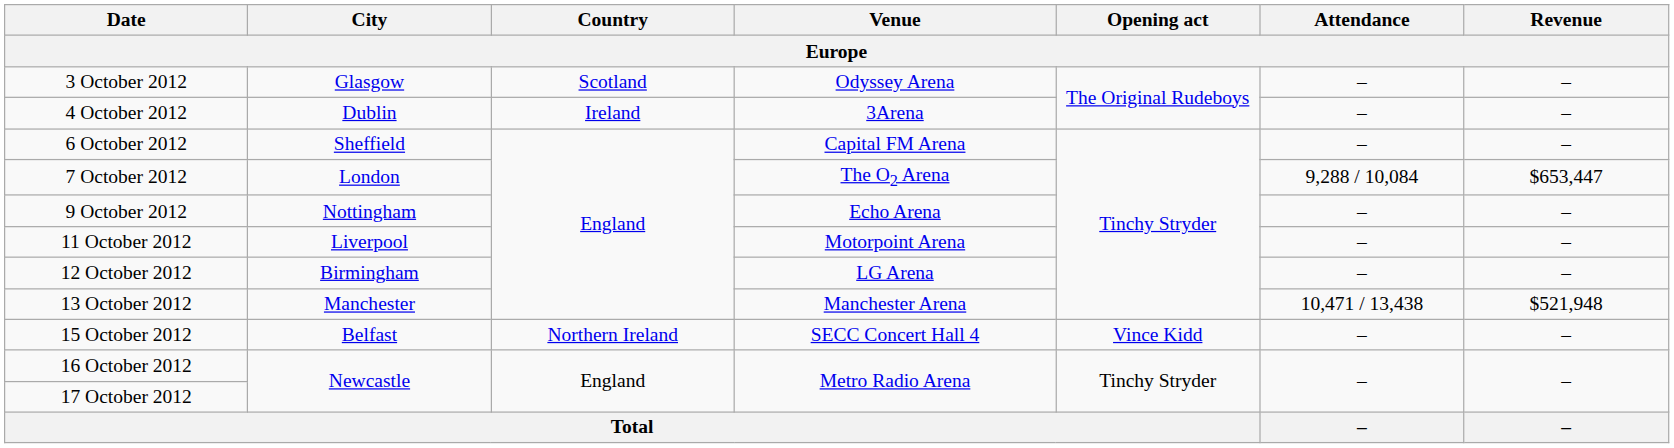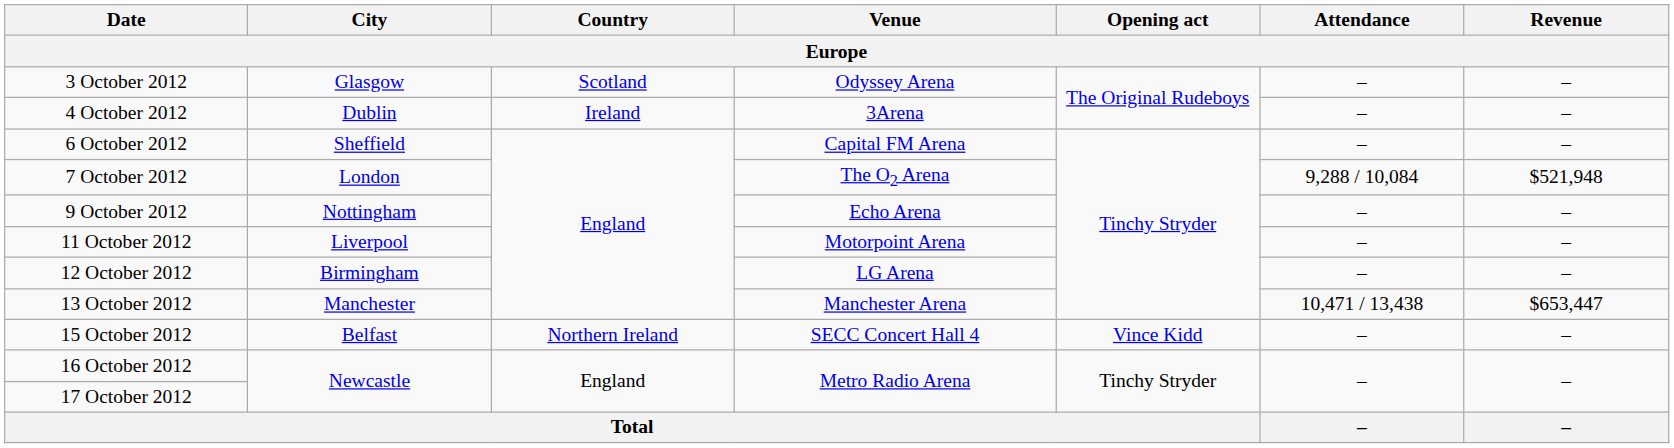(1566, 177) $653,447 -> (1566, 177) $521,948
(1566, 303) $521,948 -> (1566, 303) $653,447
